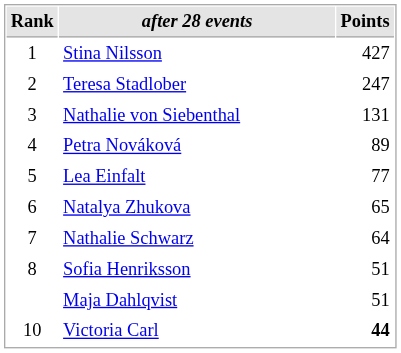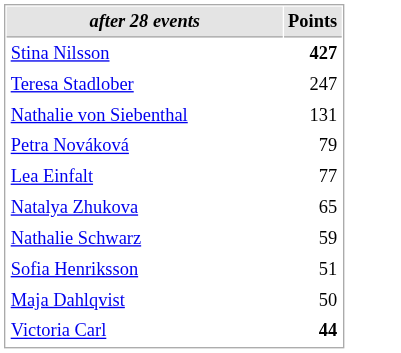- column: (32, 21)
(376, 53) normal -> (323, 53) bold
(380, 145) 89 -> (328, 145) 79
(380, 238) 64 -> (328, 238) 59
(380, 299) 51 -> (328, 299) 50
